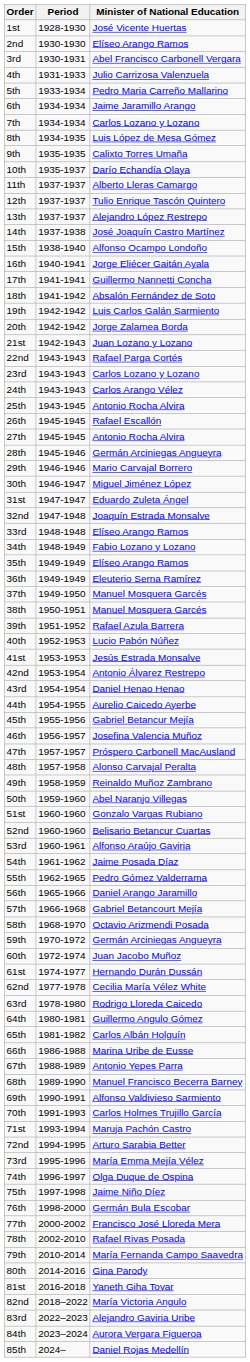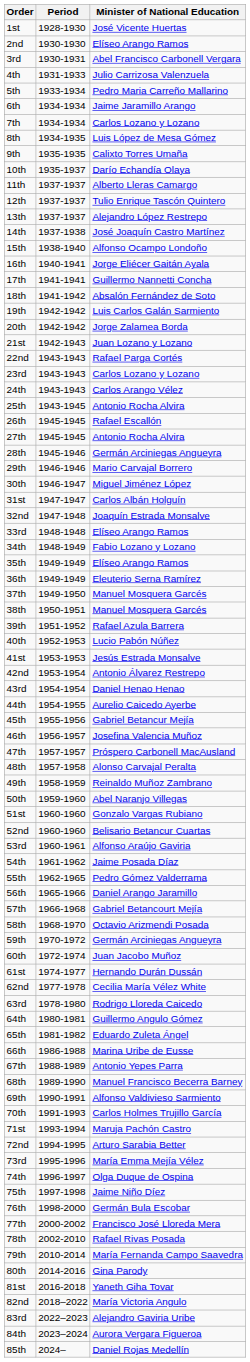(140, 500) Eduardo Zuleta Ángel -> (139, 500) Carlos Albán Holguín
(139, 1034) Carlos Albán Holguín -> (140, 1034) Eduardo Zuleta Ángel
